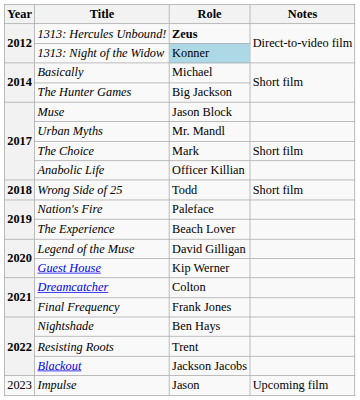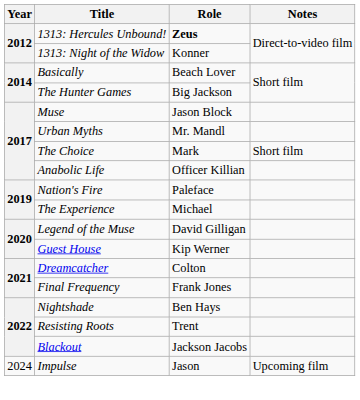(191, 53) lightblue background -> (191, 53) no background
(192, 72) Michael -> (204, 72) Beach Lover
- row: (80, 190)
(204, 229) Beach Lover -> (192, 209) Michael
(20, 385) 2023 -> (20, 365) 2024
